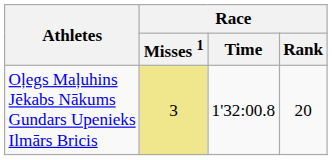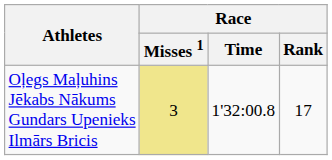(303, 110) 20 -> (303, 110) 17
